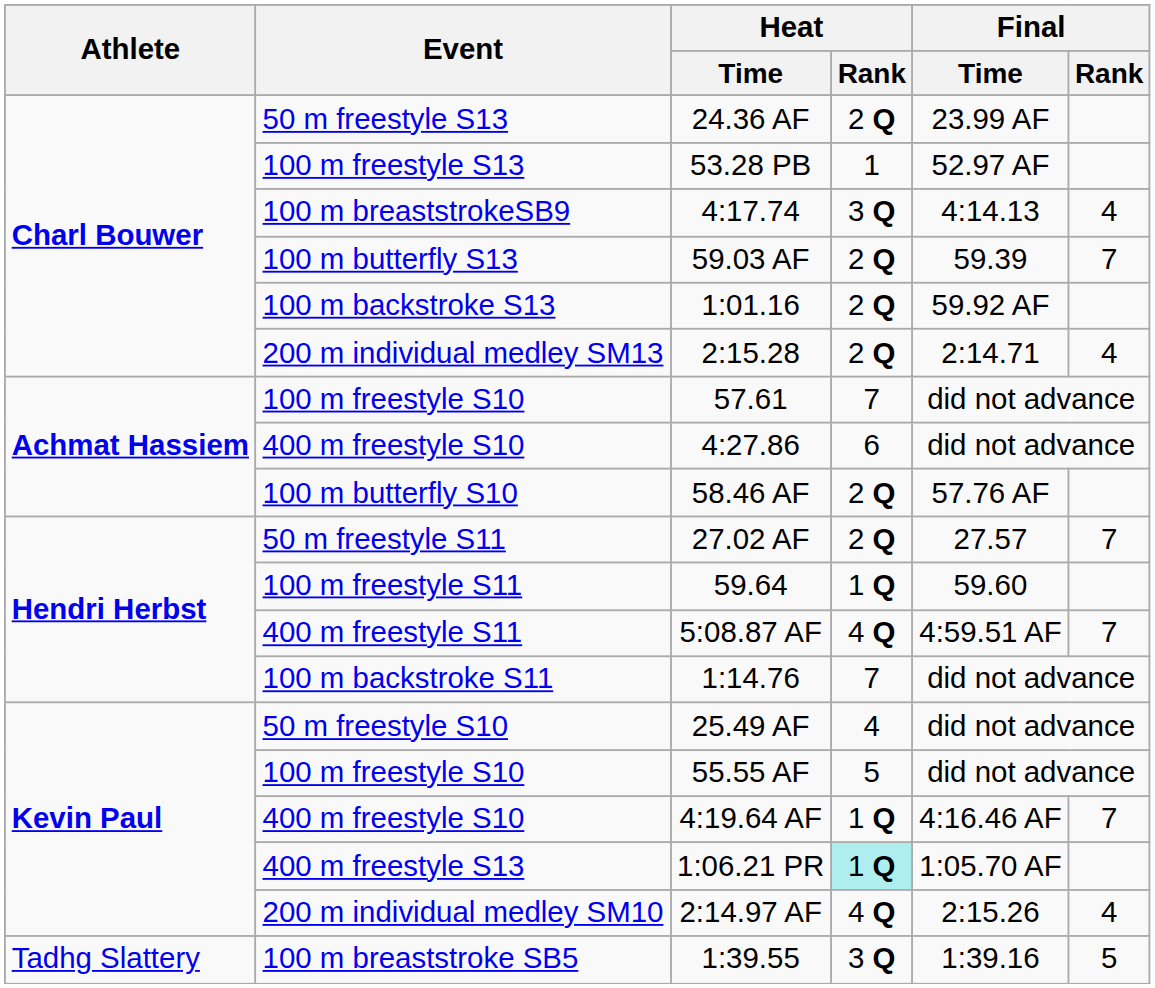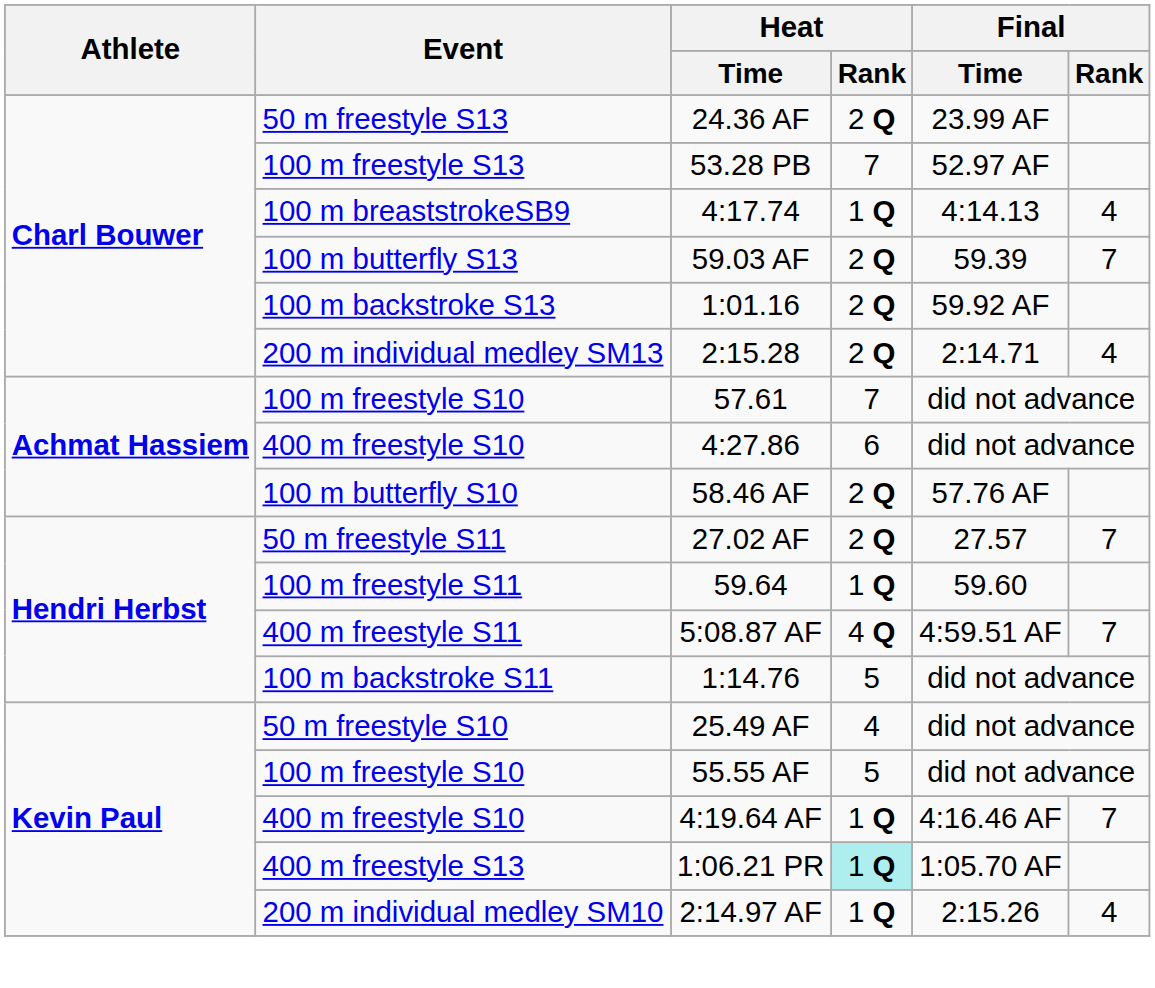(872, 165) 1 -> (872, 165) 7
(872, 212) 3 Q -> (872, 212) 1 Q
(872, 679) 7 -> (872, 679) 5
(872, 912) 4 Q -> (872, 912) 1 Q
- row: (751, 959)
